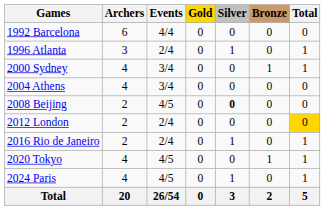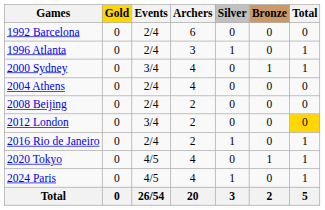columns swapped: (125, 13) <-> (200, 13)
(166, 31) 4/4 -> (151, 31) 2/4
(166, 86) 3/4 -> (151, 86) 2/4
(166, 104) 4/5 -> (151, 104) 2/4
(232, 104) bold -> (232, 104) normal
(166, 123) 2/4 -> (151, 123) 3/4
